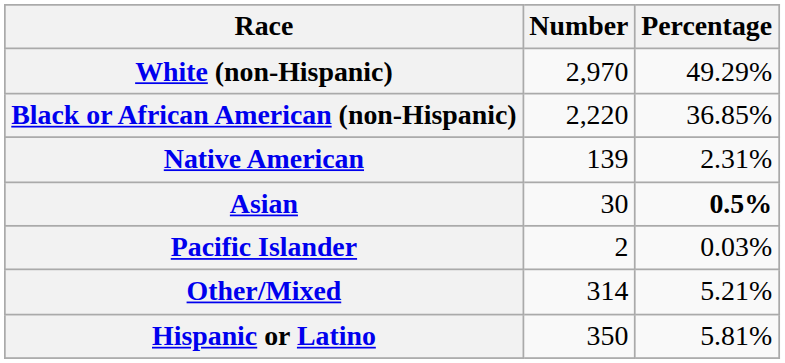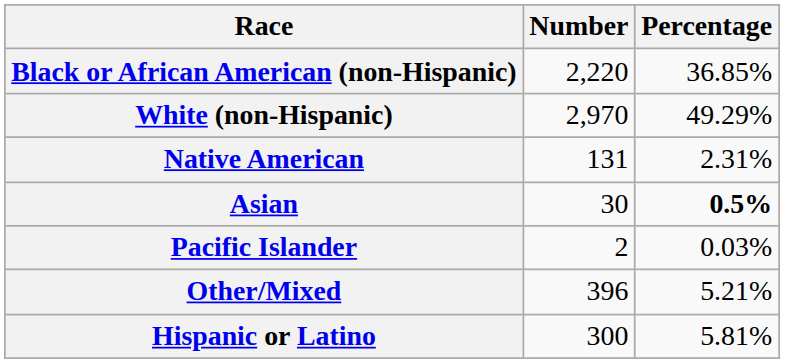rows swapped: (264, 70) <-> (264, 114)
(607, 159) 139 -> (607, 159) 131
(607, 291) 314 -> (607, 291) 396
(607, 335) 350 -> (607, 335) 300
